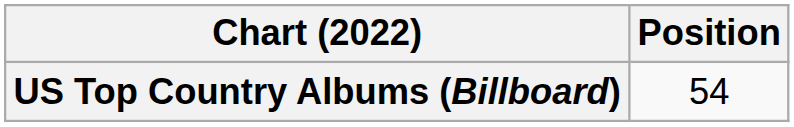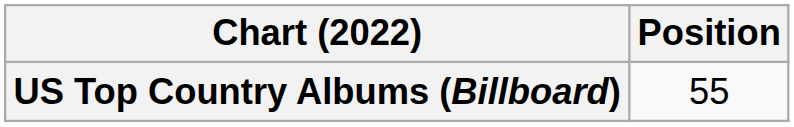(709, 90) 54 -> (709, 90) 55
